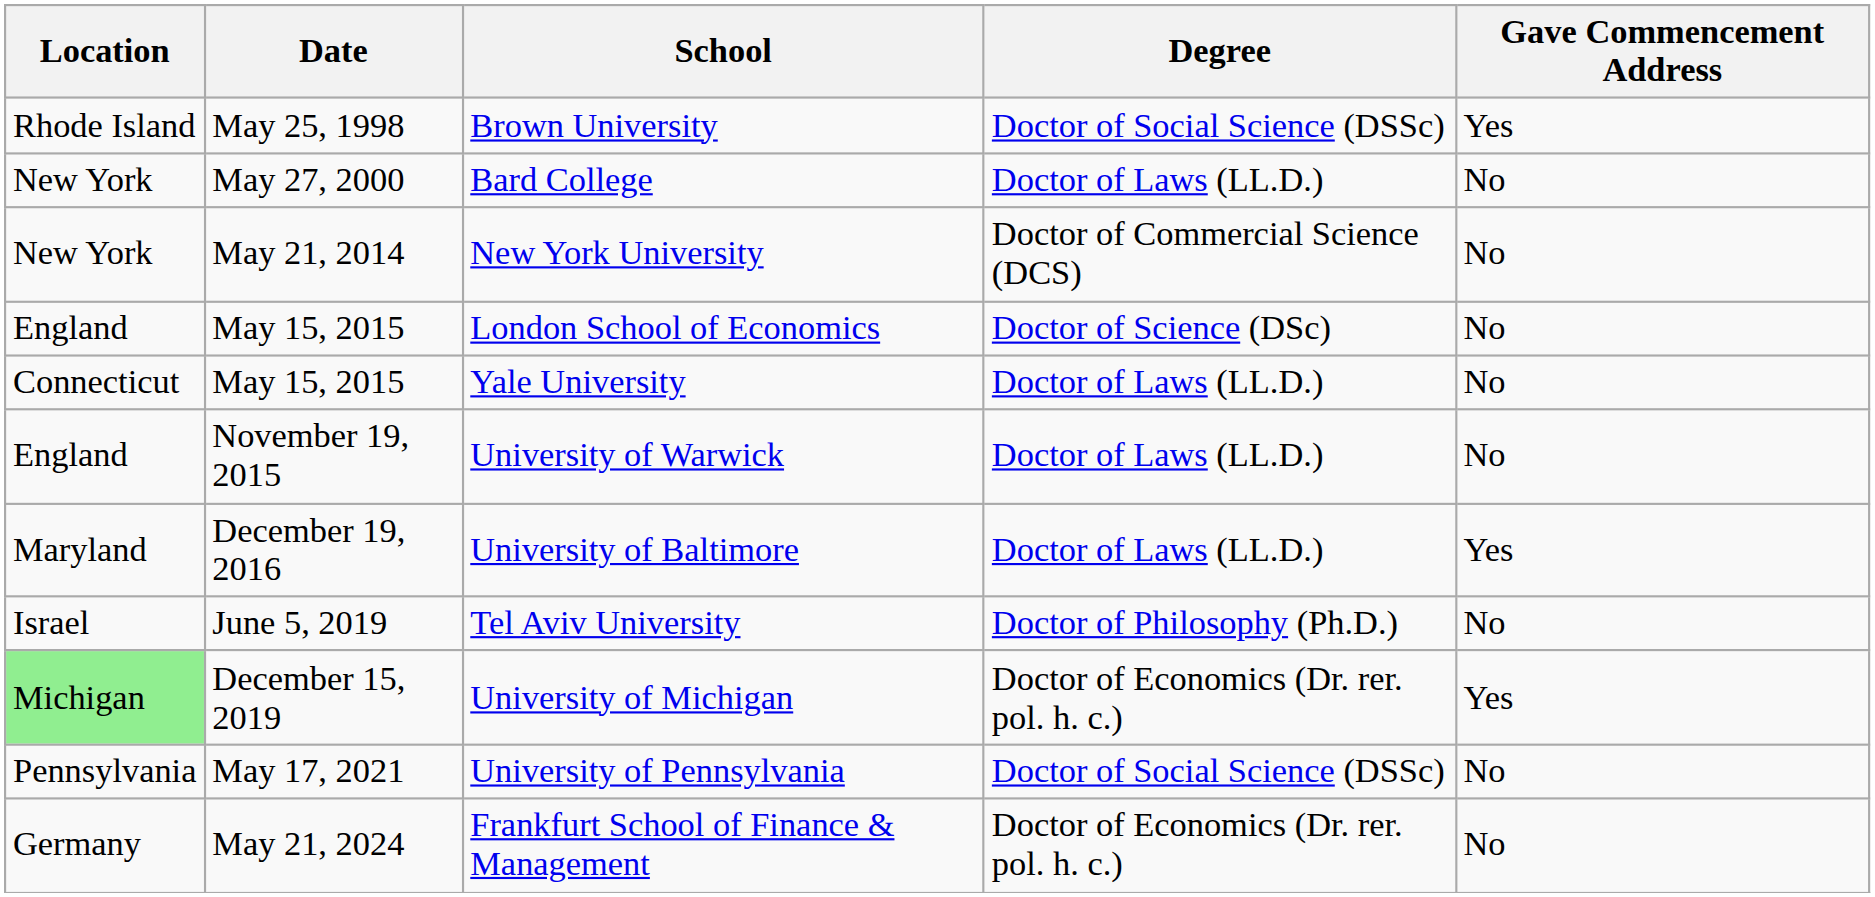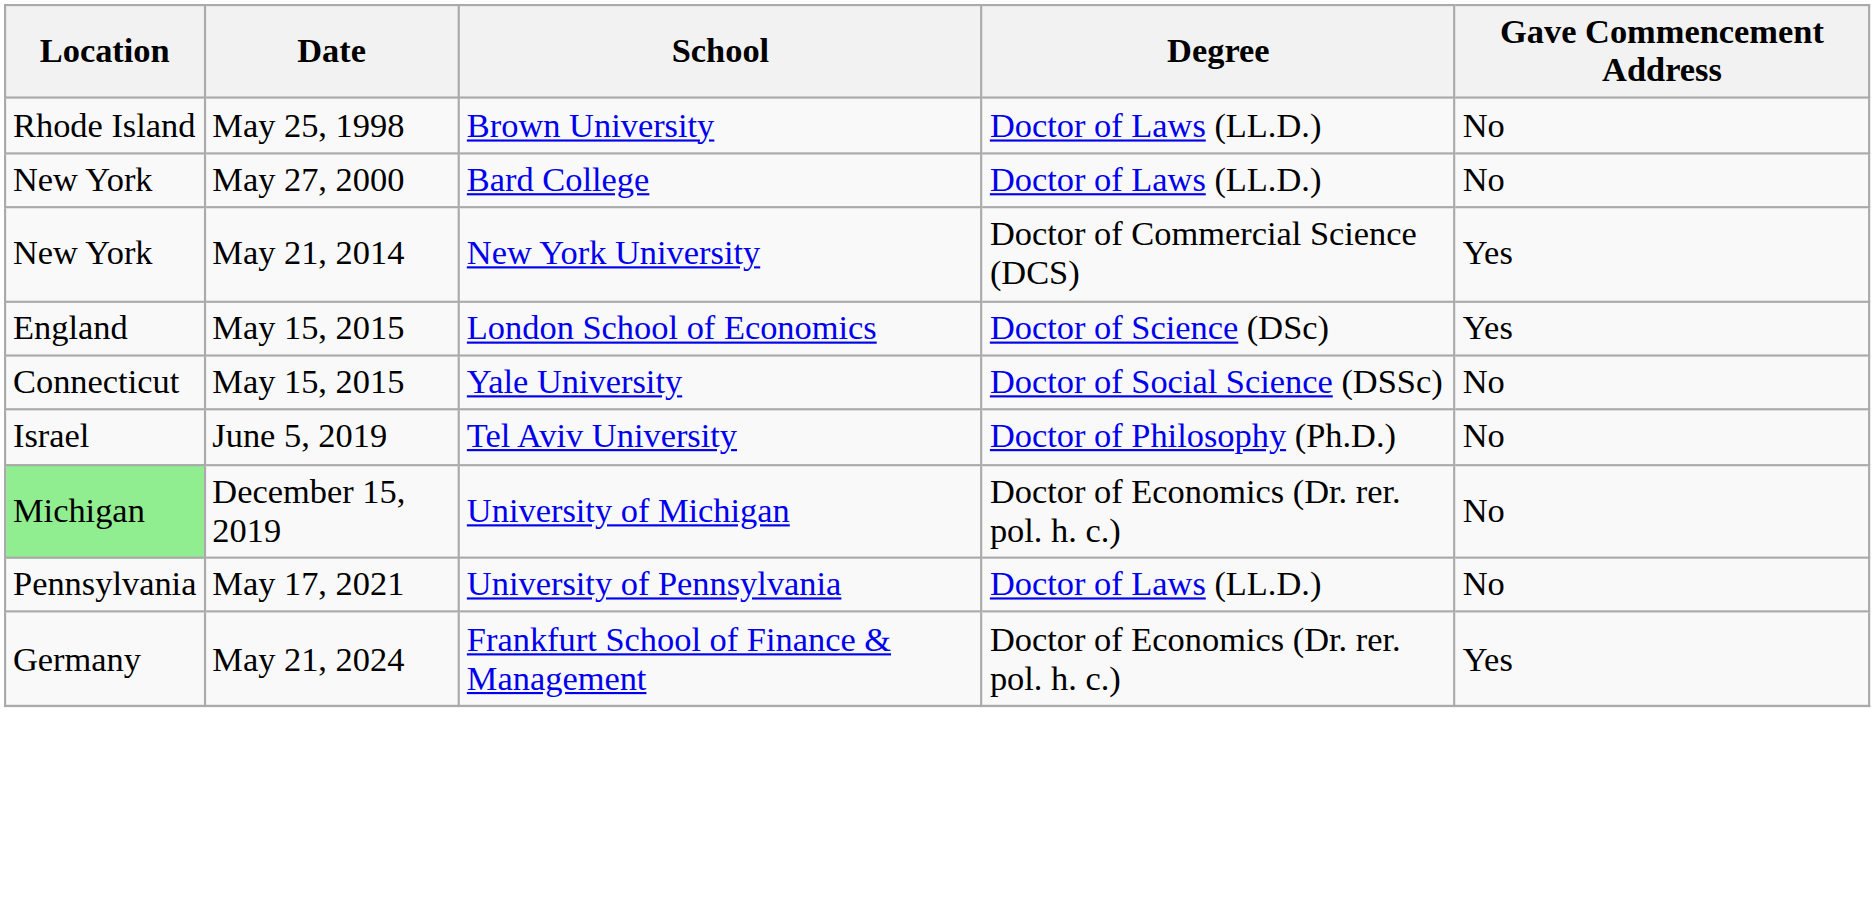(1218, 125) Doctor of Social Science (DSSc) -> (1156, 125) Doctor of Laws (LL.D.)
(1488, 125) Yes -> (1484, 125) No
(1484, 253) No -> (1488, 253) Yes
(1484, 327) No -> (1488, 327) Yes
(1158, 381) Doctor of Laws (LL.D.) -> (1216, 381) Doctor of Social Science (DSSc)
- row: (627, 455)
- row: (635, 549)
(1488, 696) Yes -> (1484, 510) No
(1218, 770) Doctor of Social Science (DSSc) -> (1156, 584) Doctor of Laws (LL.D.)
(1484, 844) No -> (1488, 658) Yes
